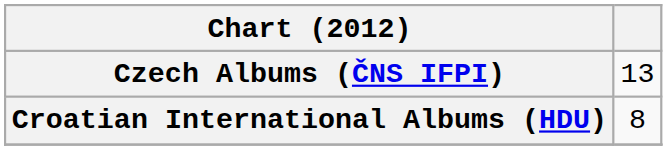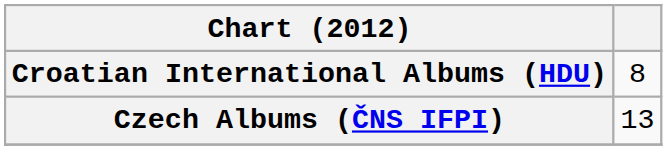rows swapped: (309, 121) <-> (309, 74)
